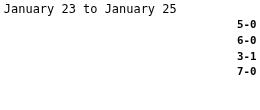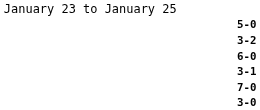+ row: (247, 40)
+ row: (247, 103)
